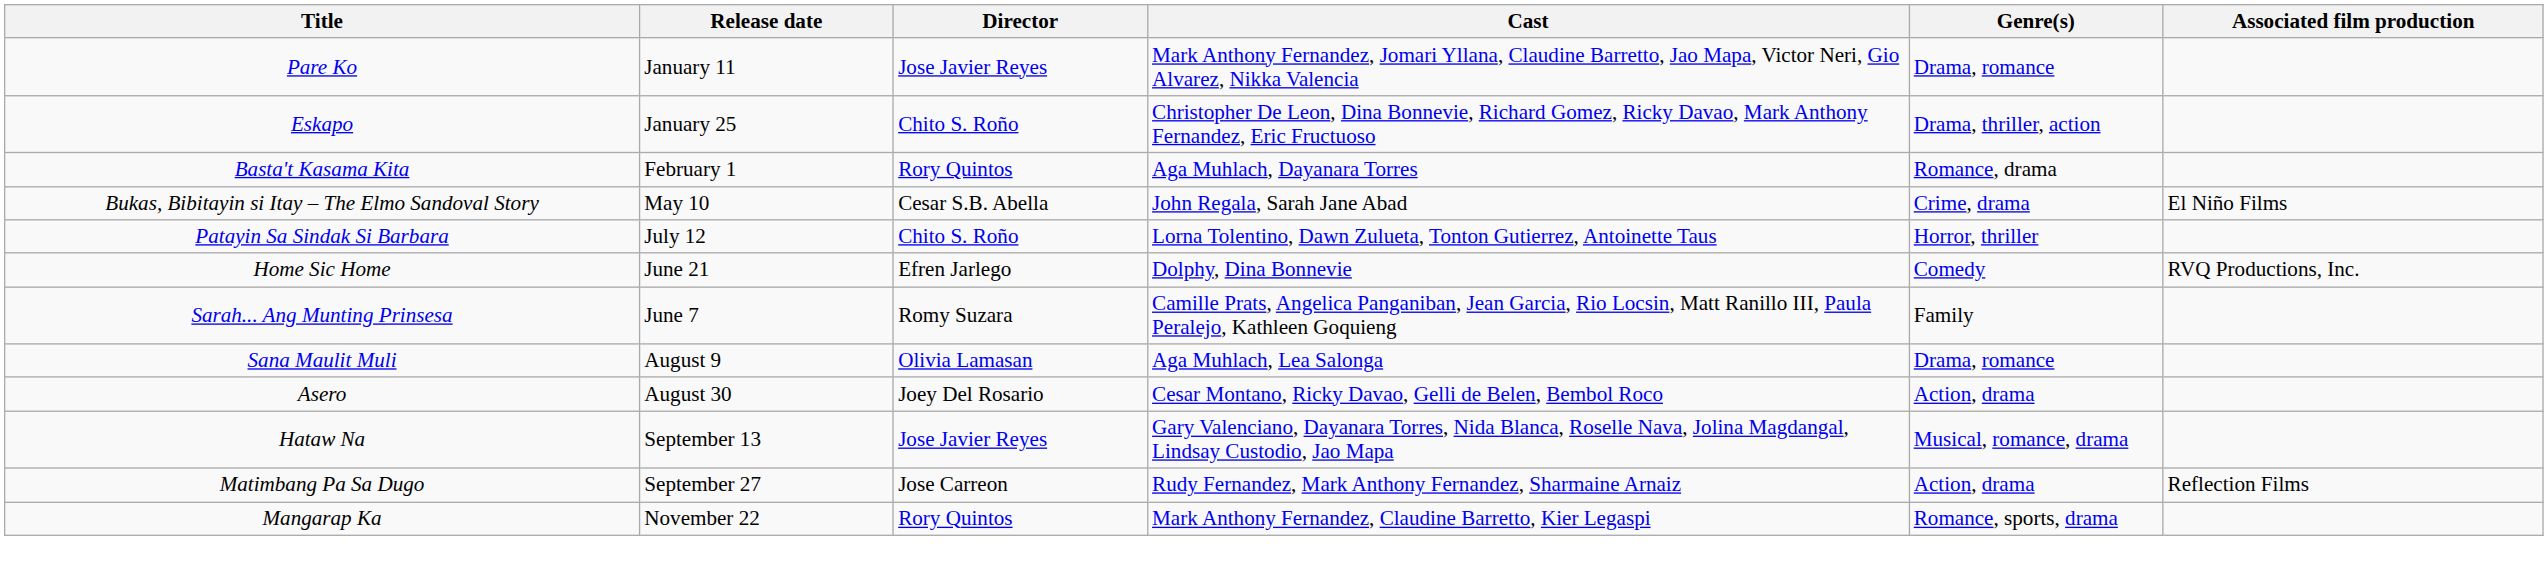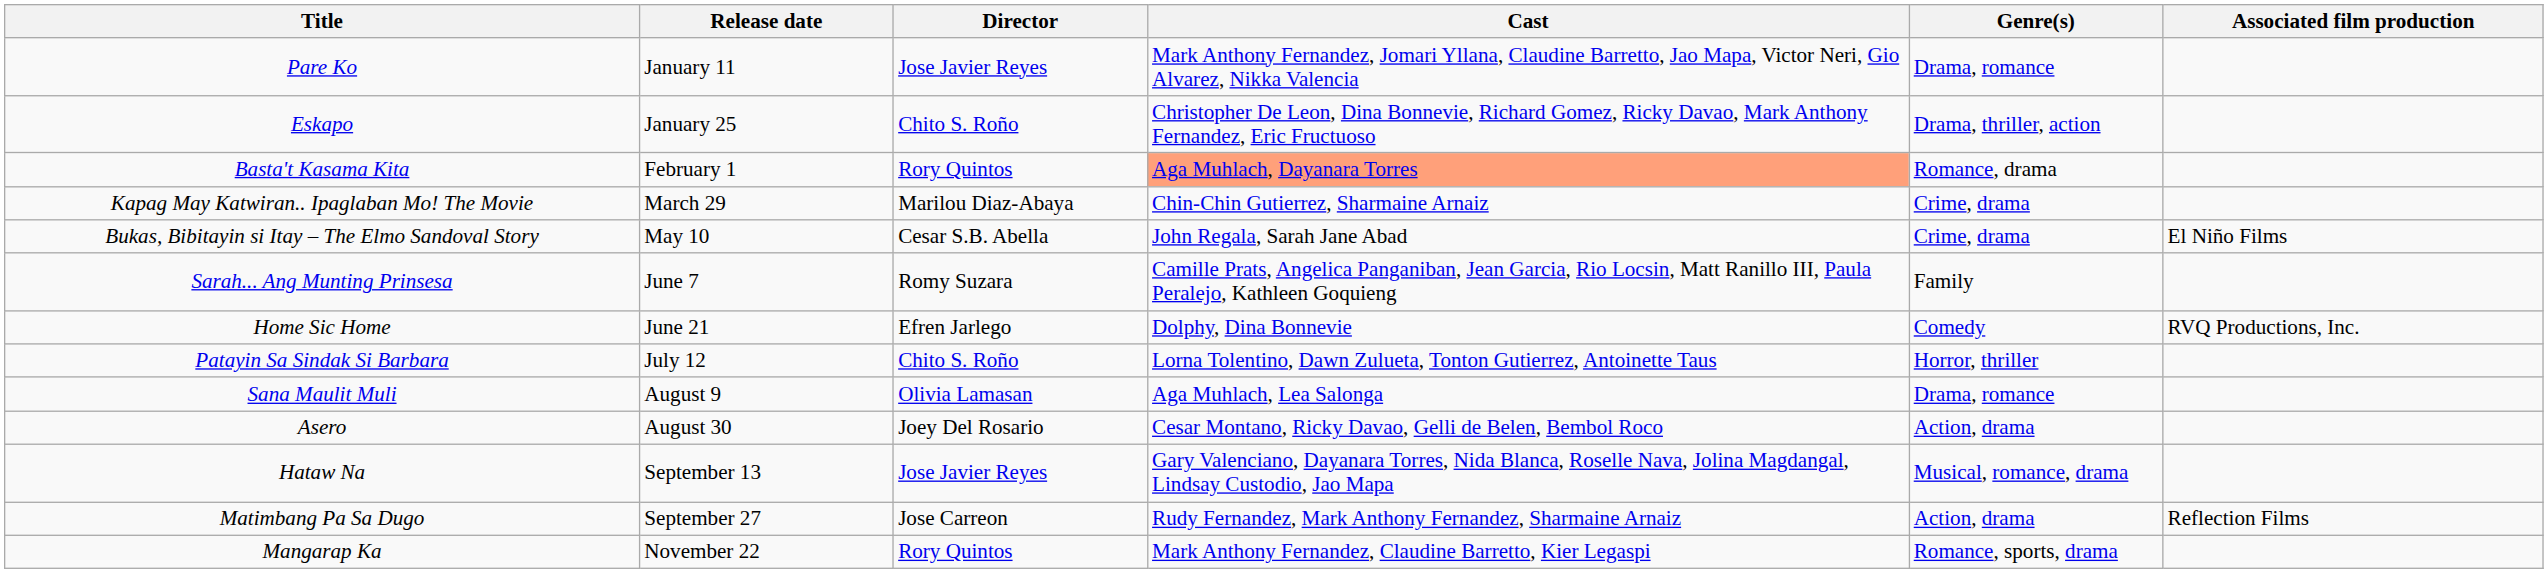(1285, 169) no background -> (1285, 169) lightsalmon background
+ row: (322, 202)
rows swapped: (322, 315) <-> (322, 236)
